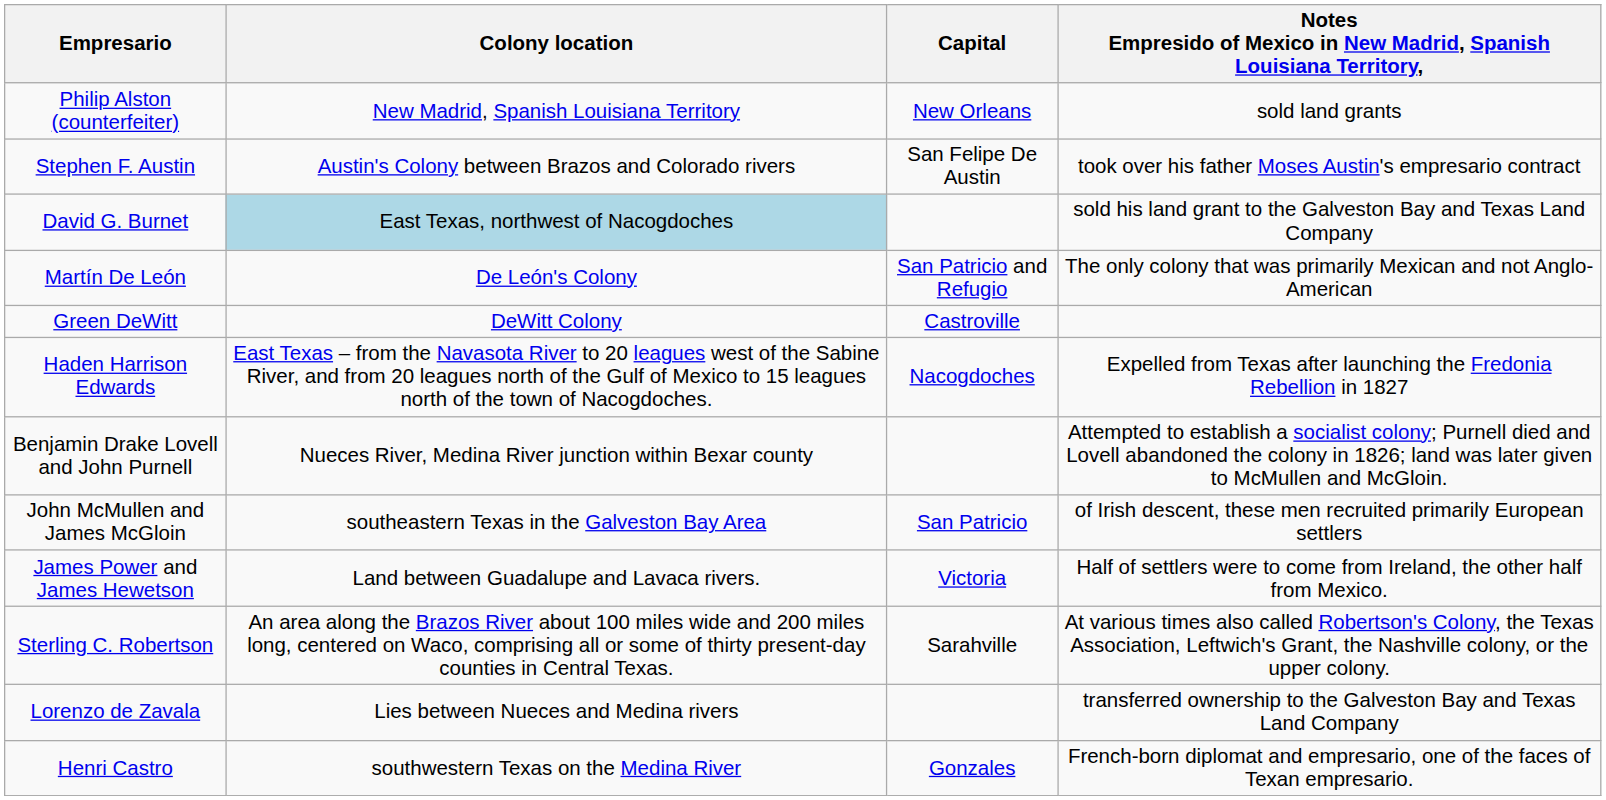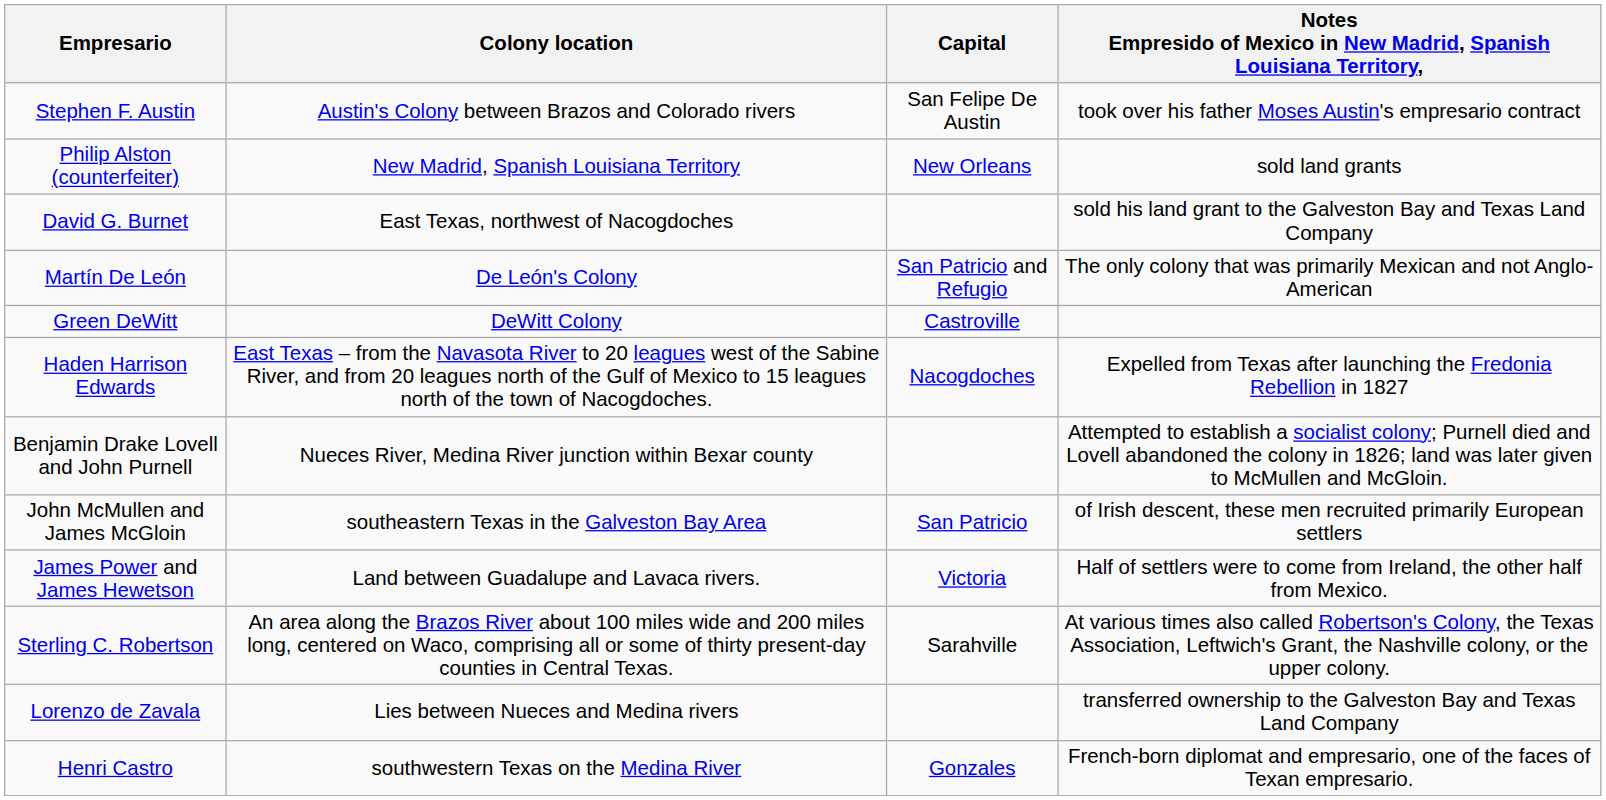rows swapped: (115, 110) <-> (115, 166)
(556, 221) lightblue background -> (556, 221) no background
